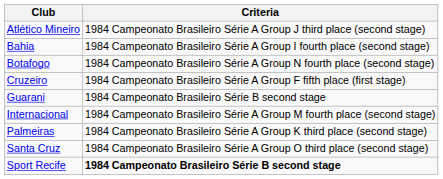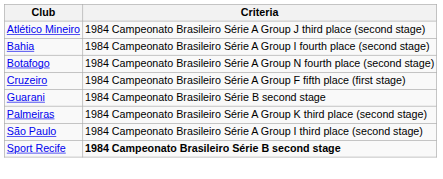- row: (37, 115)
- row: (34, 149)
+ row: (32, 132)
